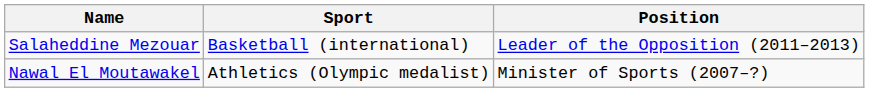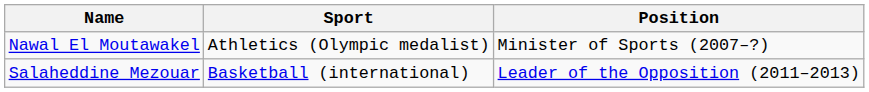rows swapped: (104, 46) <-> (104, 73)
